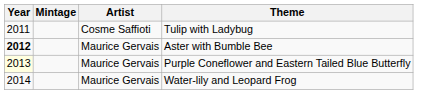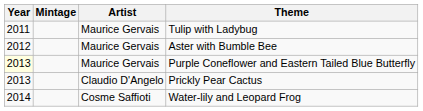(116, 30) Cosme Saffioti -> (120, 30) Maurice Gervais
(19, 47) bold -> (19, 47) normal
+ row: (215, 81)
(120, 81) Maurice Gervais -> (116, 98) Cosme Saffioti
